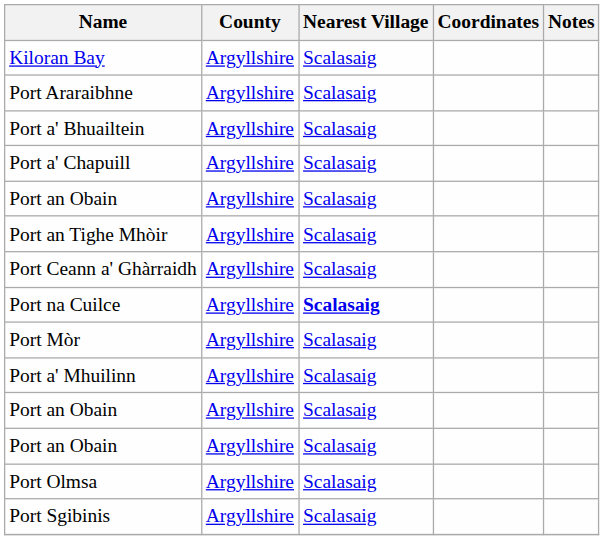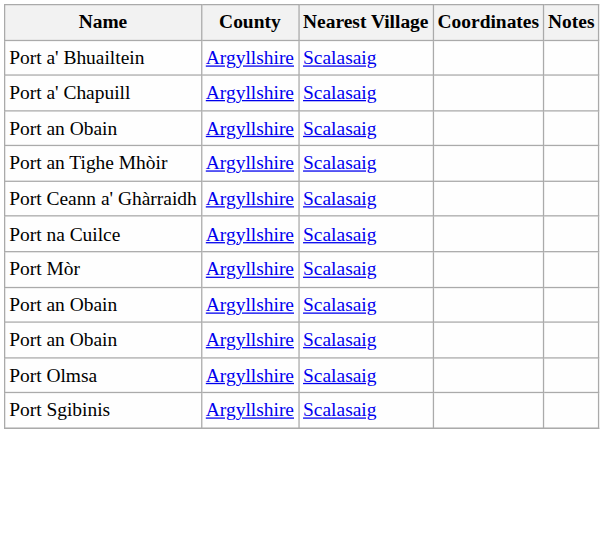- row: (57, 57)
- row: (71, 92)
(341, 304) bold -> (340, 233) normal
- row: (72, 375)
